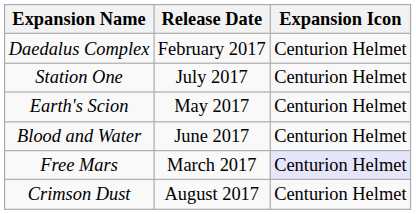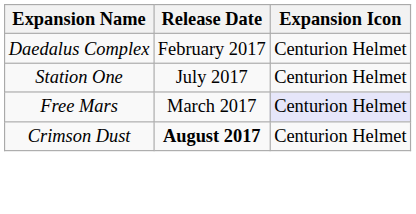- row: (79, 106)
- row: (79, 135)
(212, 194) normal -> (212, 135) bold
